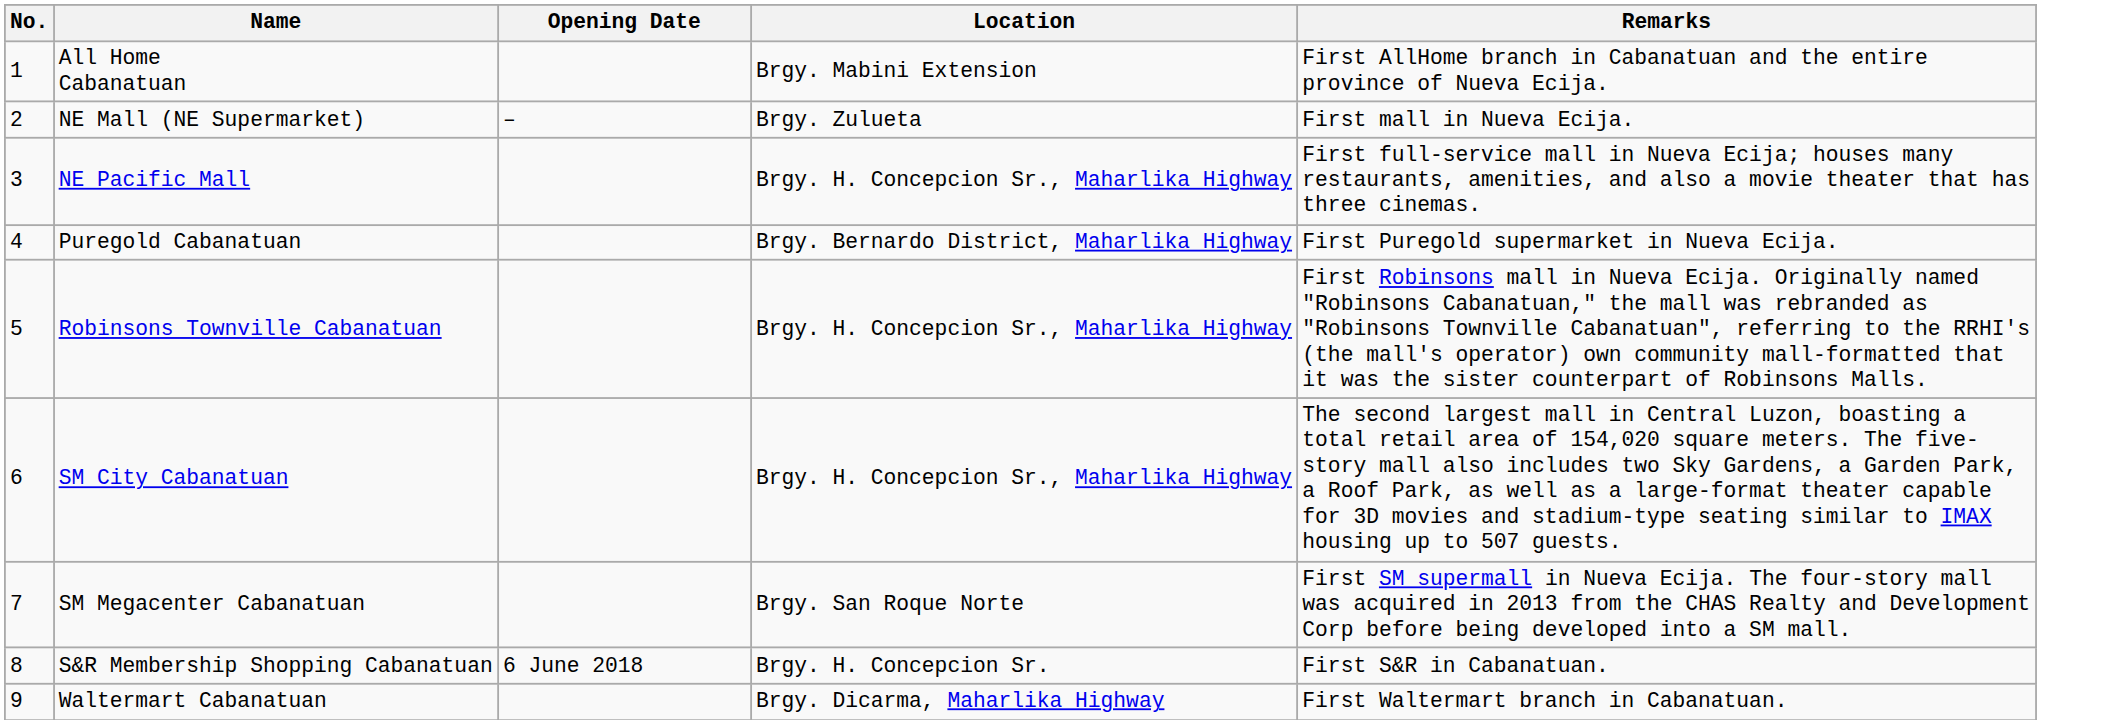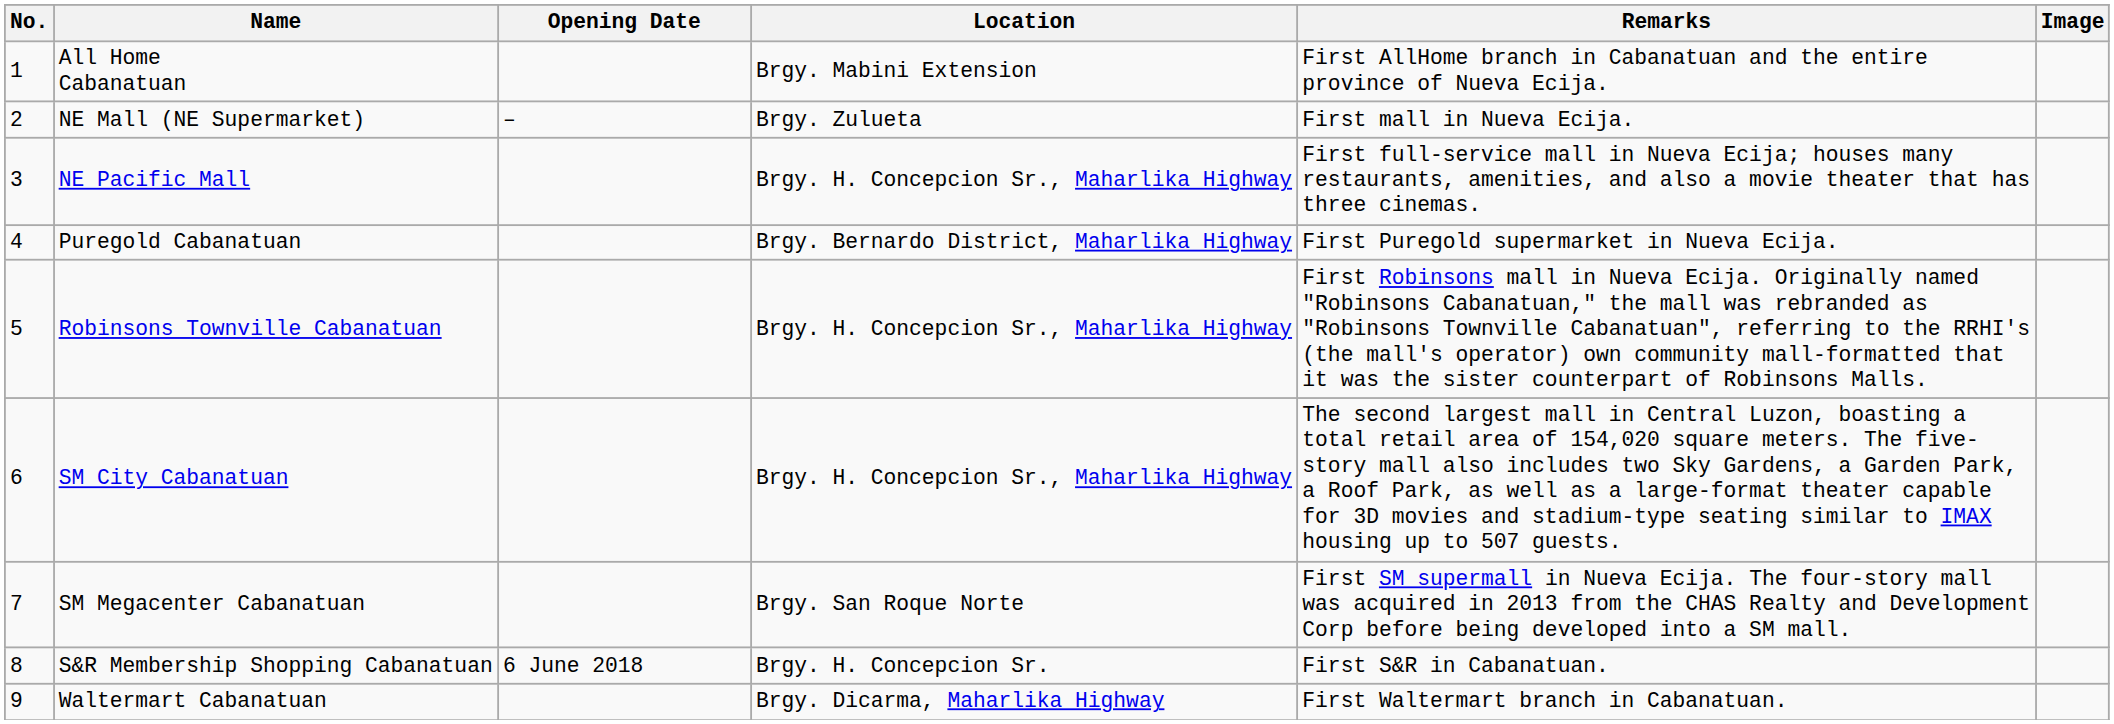+ column: (2073, 22)
